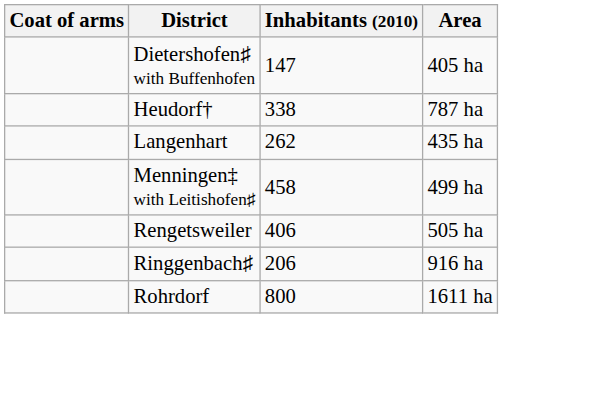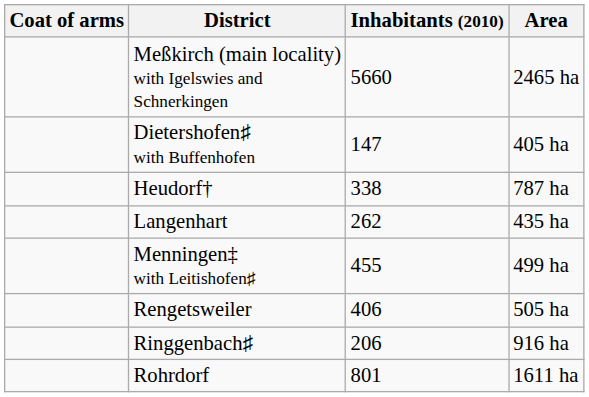+ row: (237, 76)
(280, 186) 458 -> (366, 265) 455
(280, 296) 800 -> (366, 375) 801
